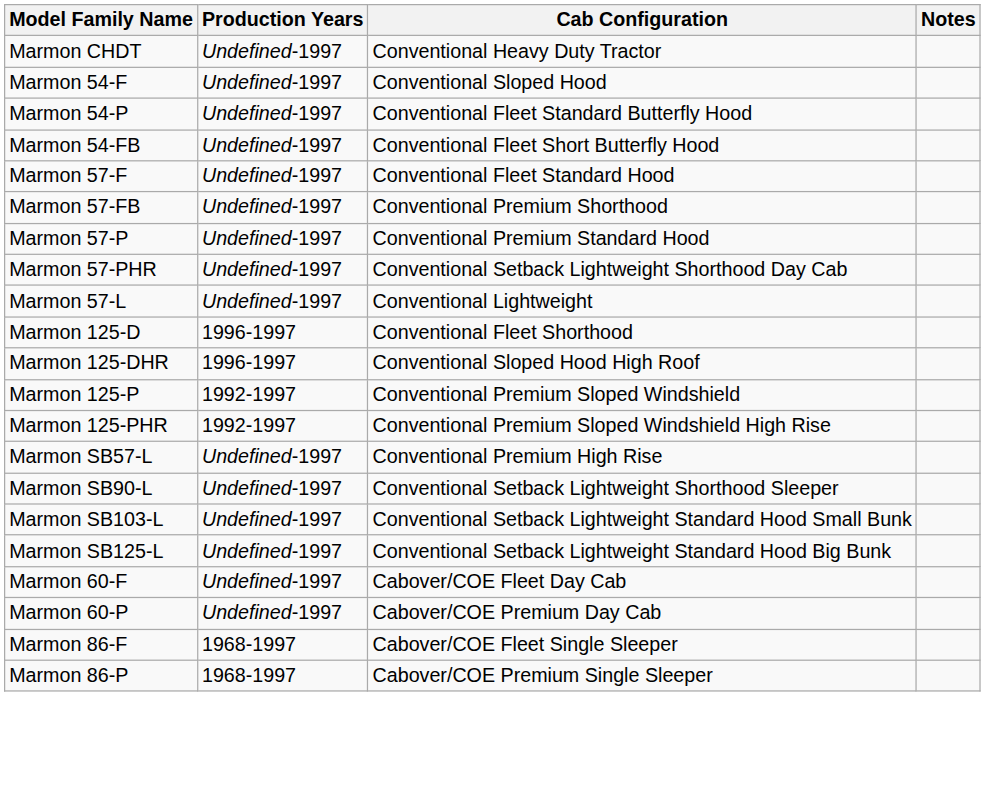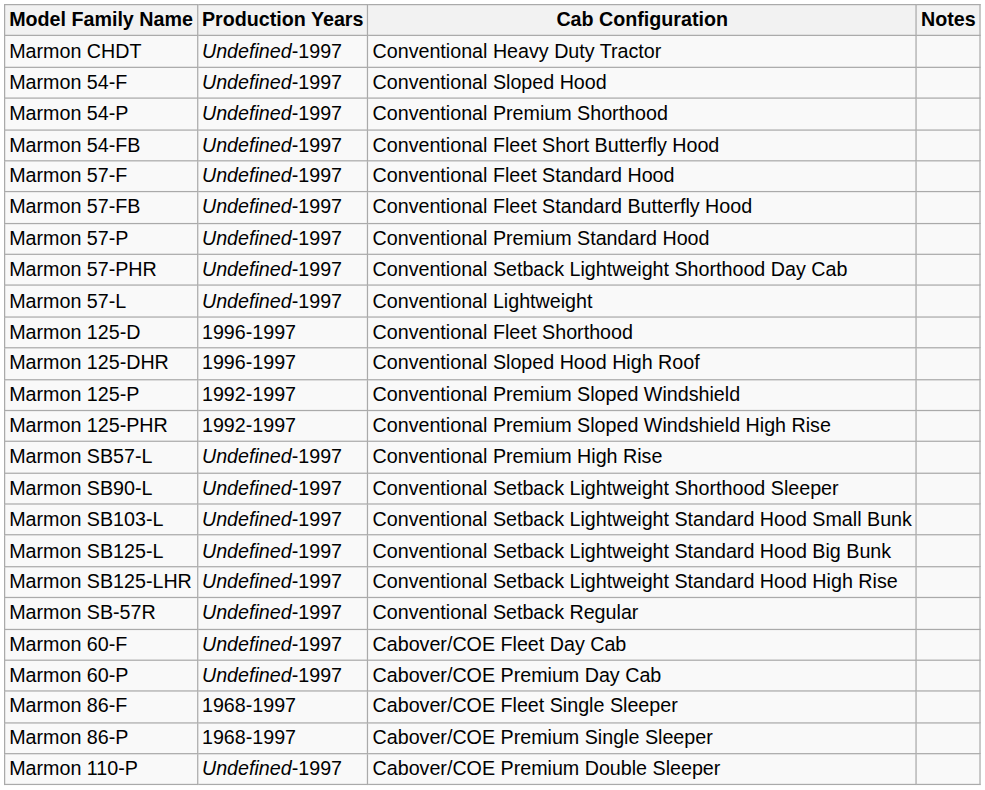(562, 113) Conventional Fleet Standard Butterfly Hood -> (520, 113) Conventional Premium Shorthood
(520, 207) Conventional Premium Shorthood -> (562, 207) Conventional Fleet Standard Butterfly Hood
+ row: (100, 581)
+ row: (82, 613)
+ row: (74, 769)
